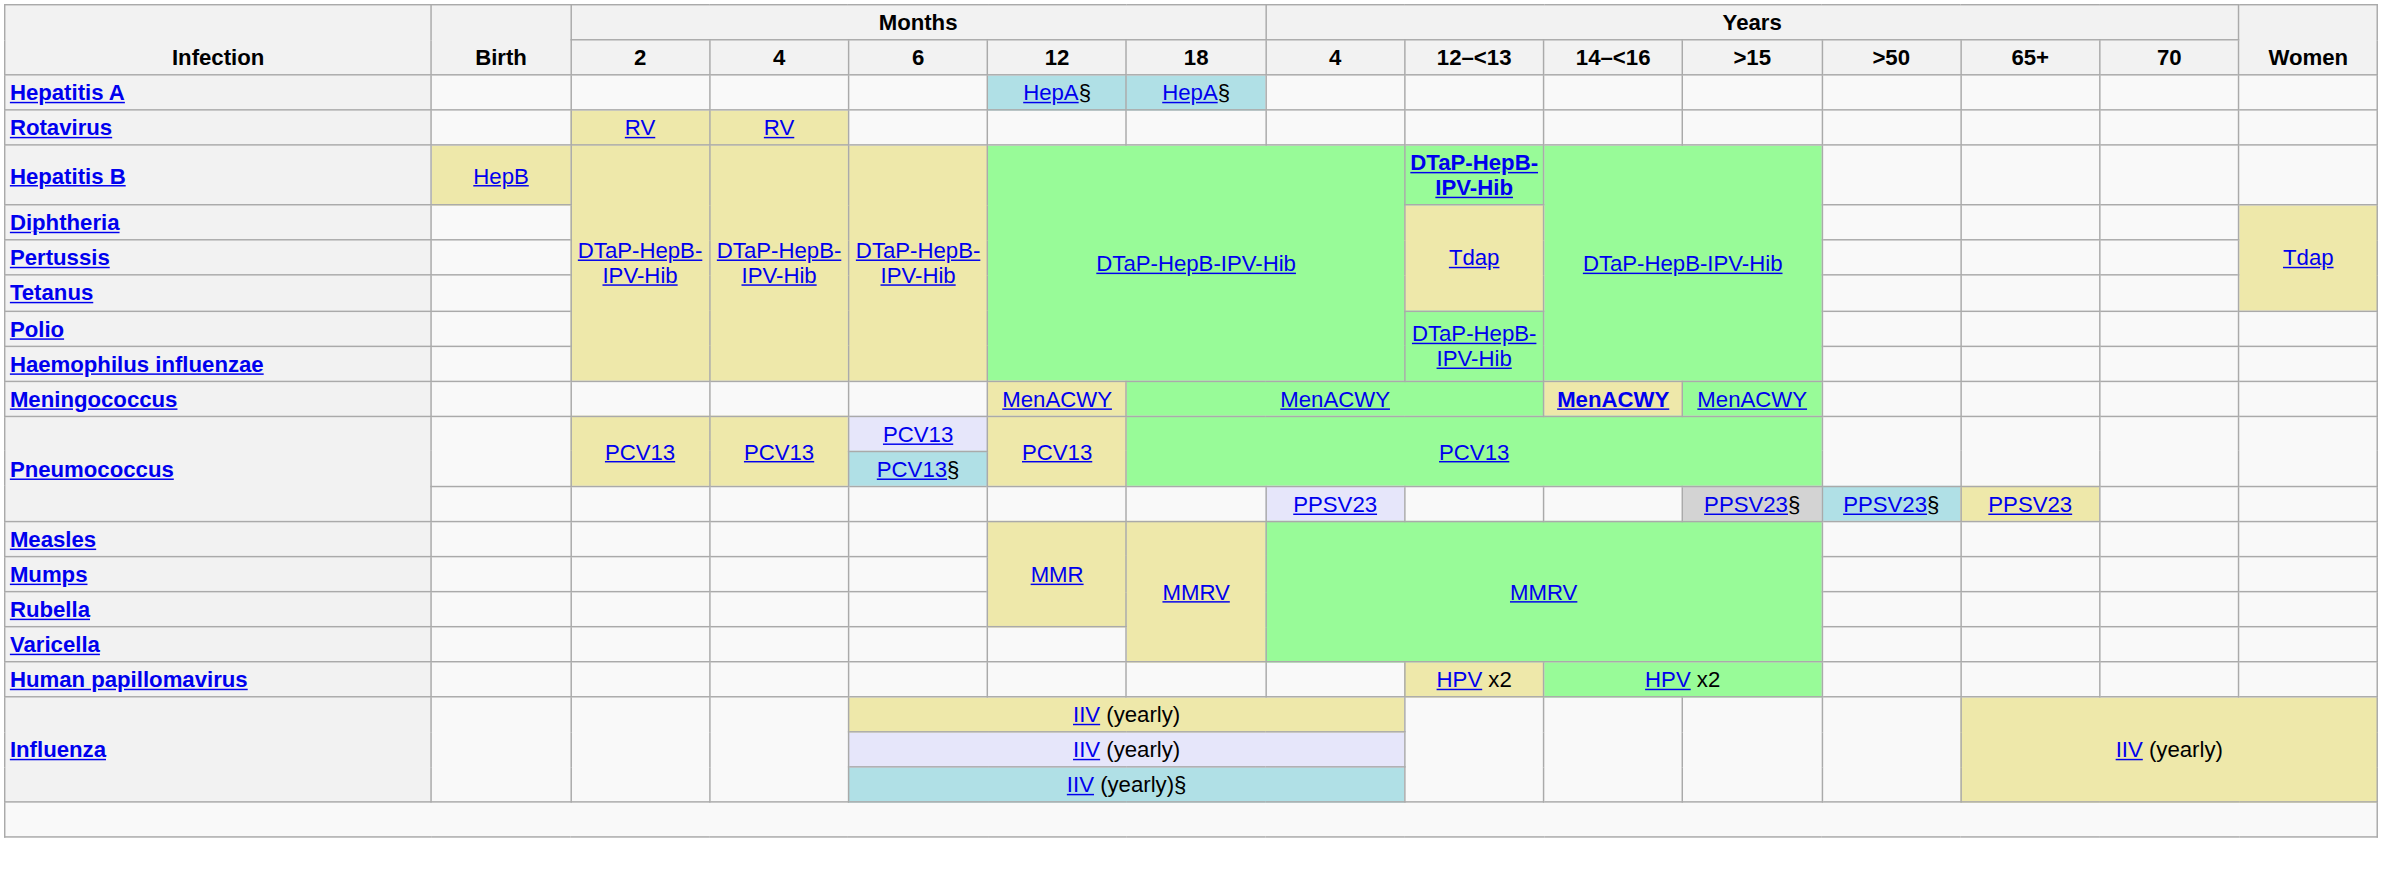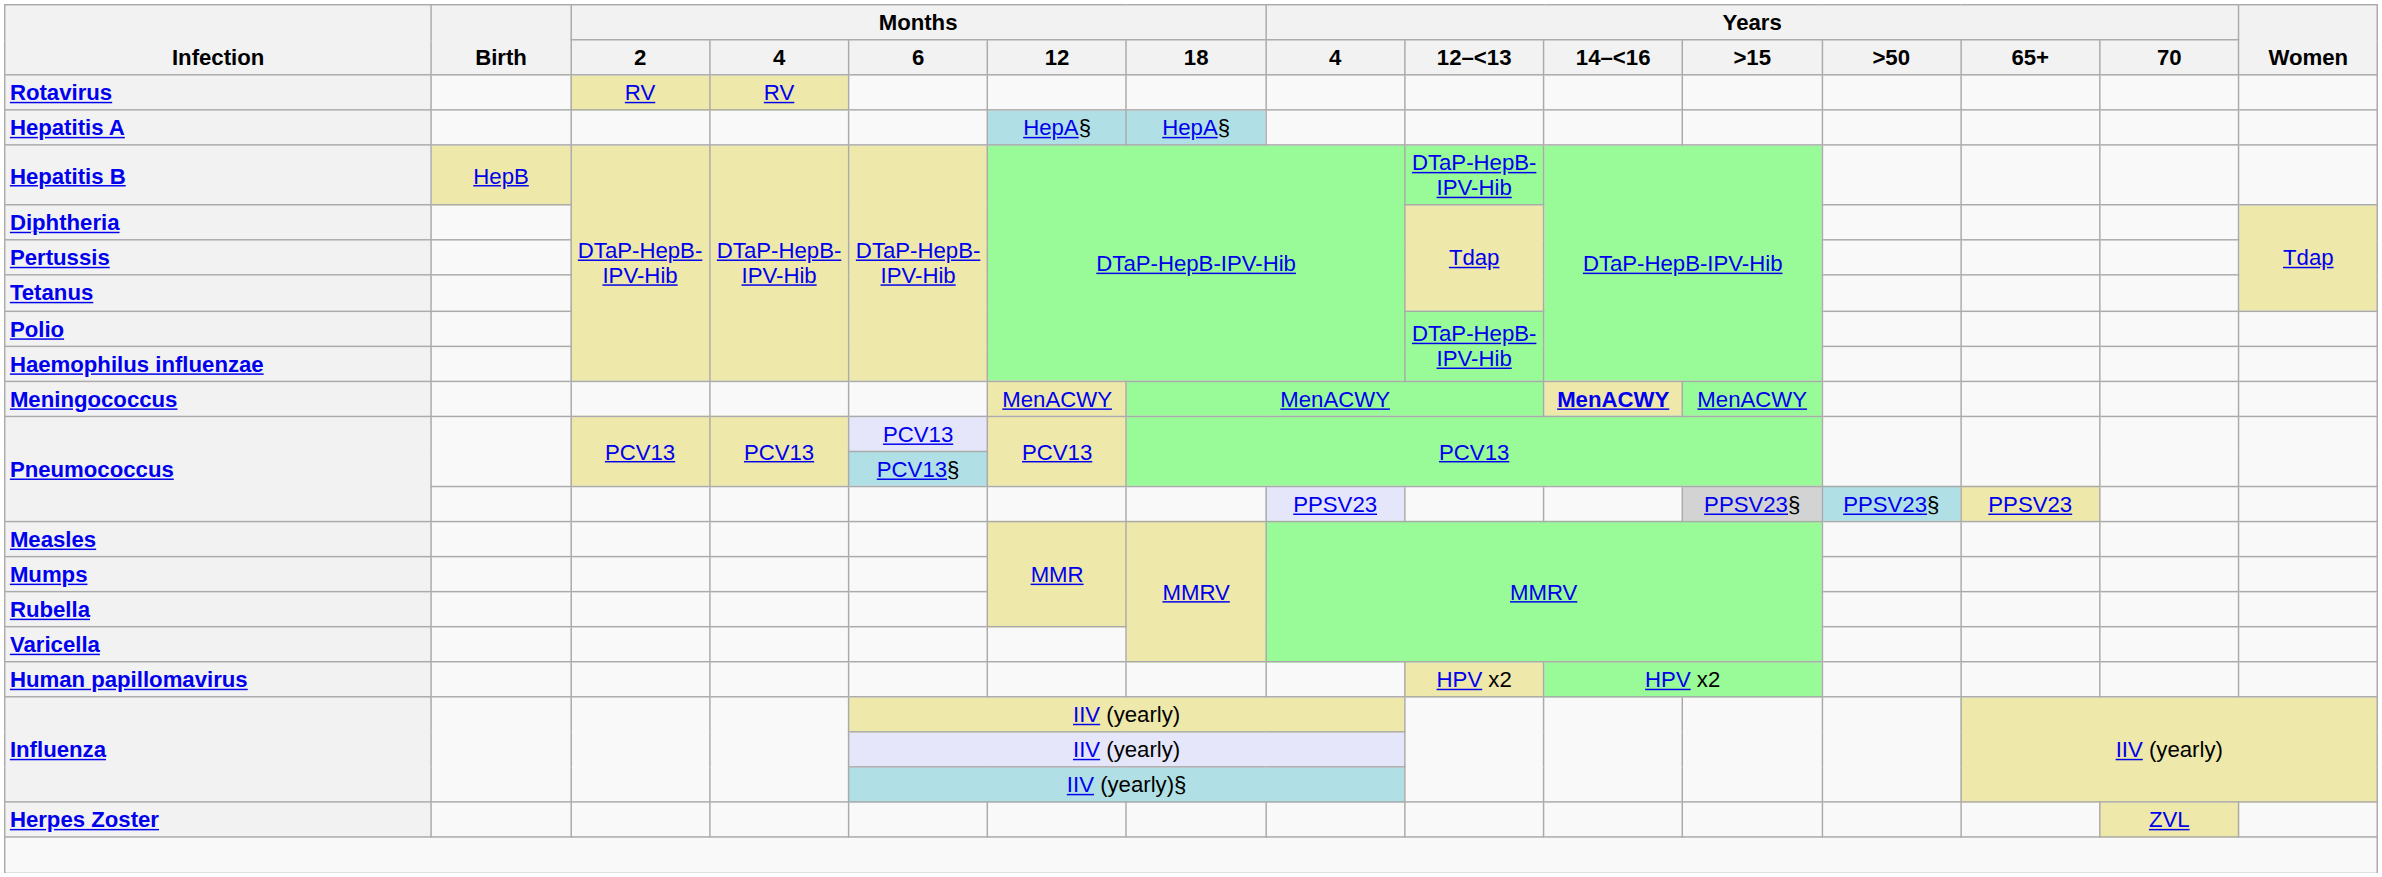rows swapped: (61, 128) <-> (67, 93)
(1474, 175) bold -> (1474, 175) normal
+ row: (84, 820)
